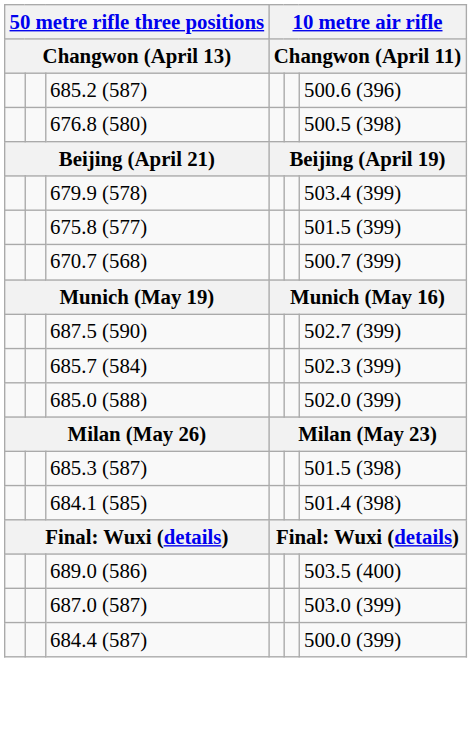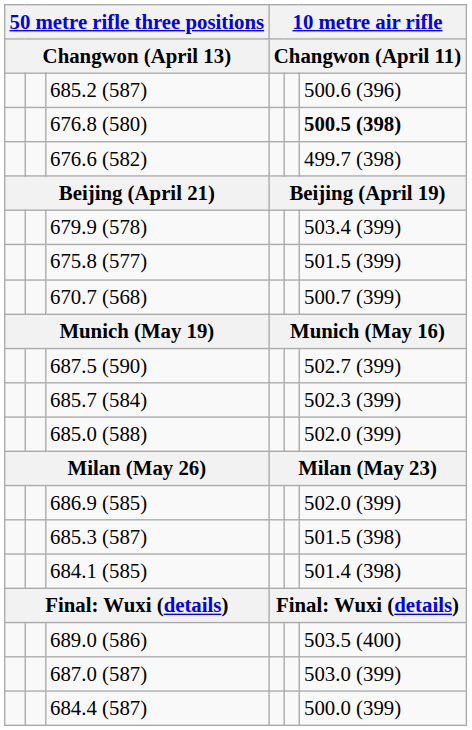(353, 124) normal -> (353, 124) bold
+ row: (99, 159)
+ row: (99, 502)
